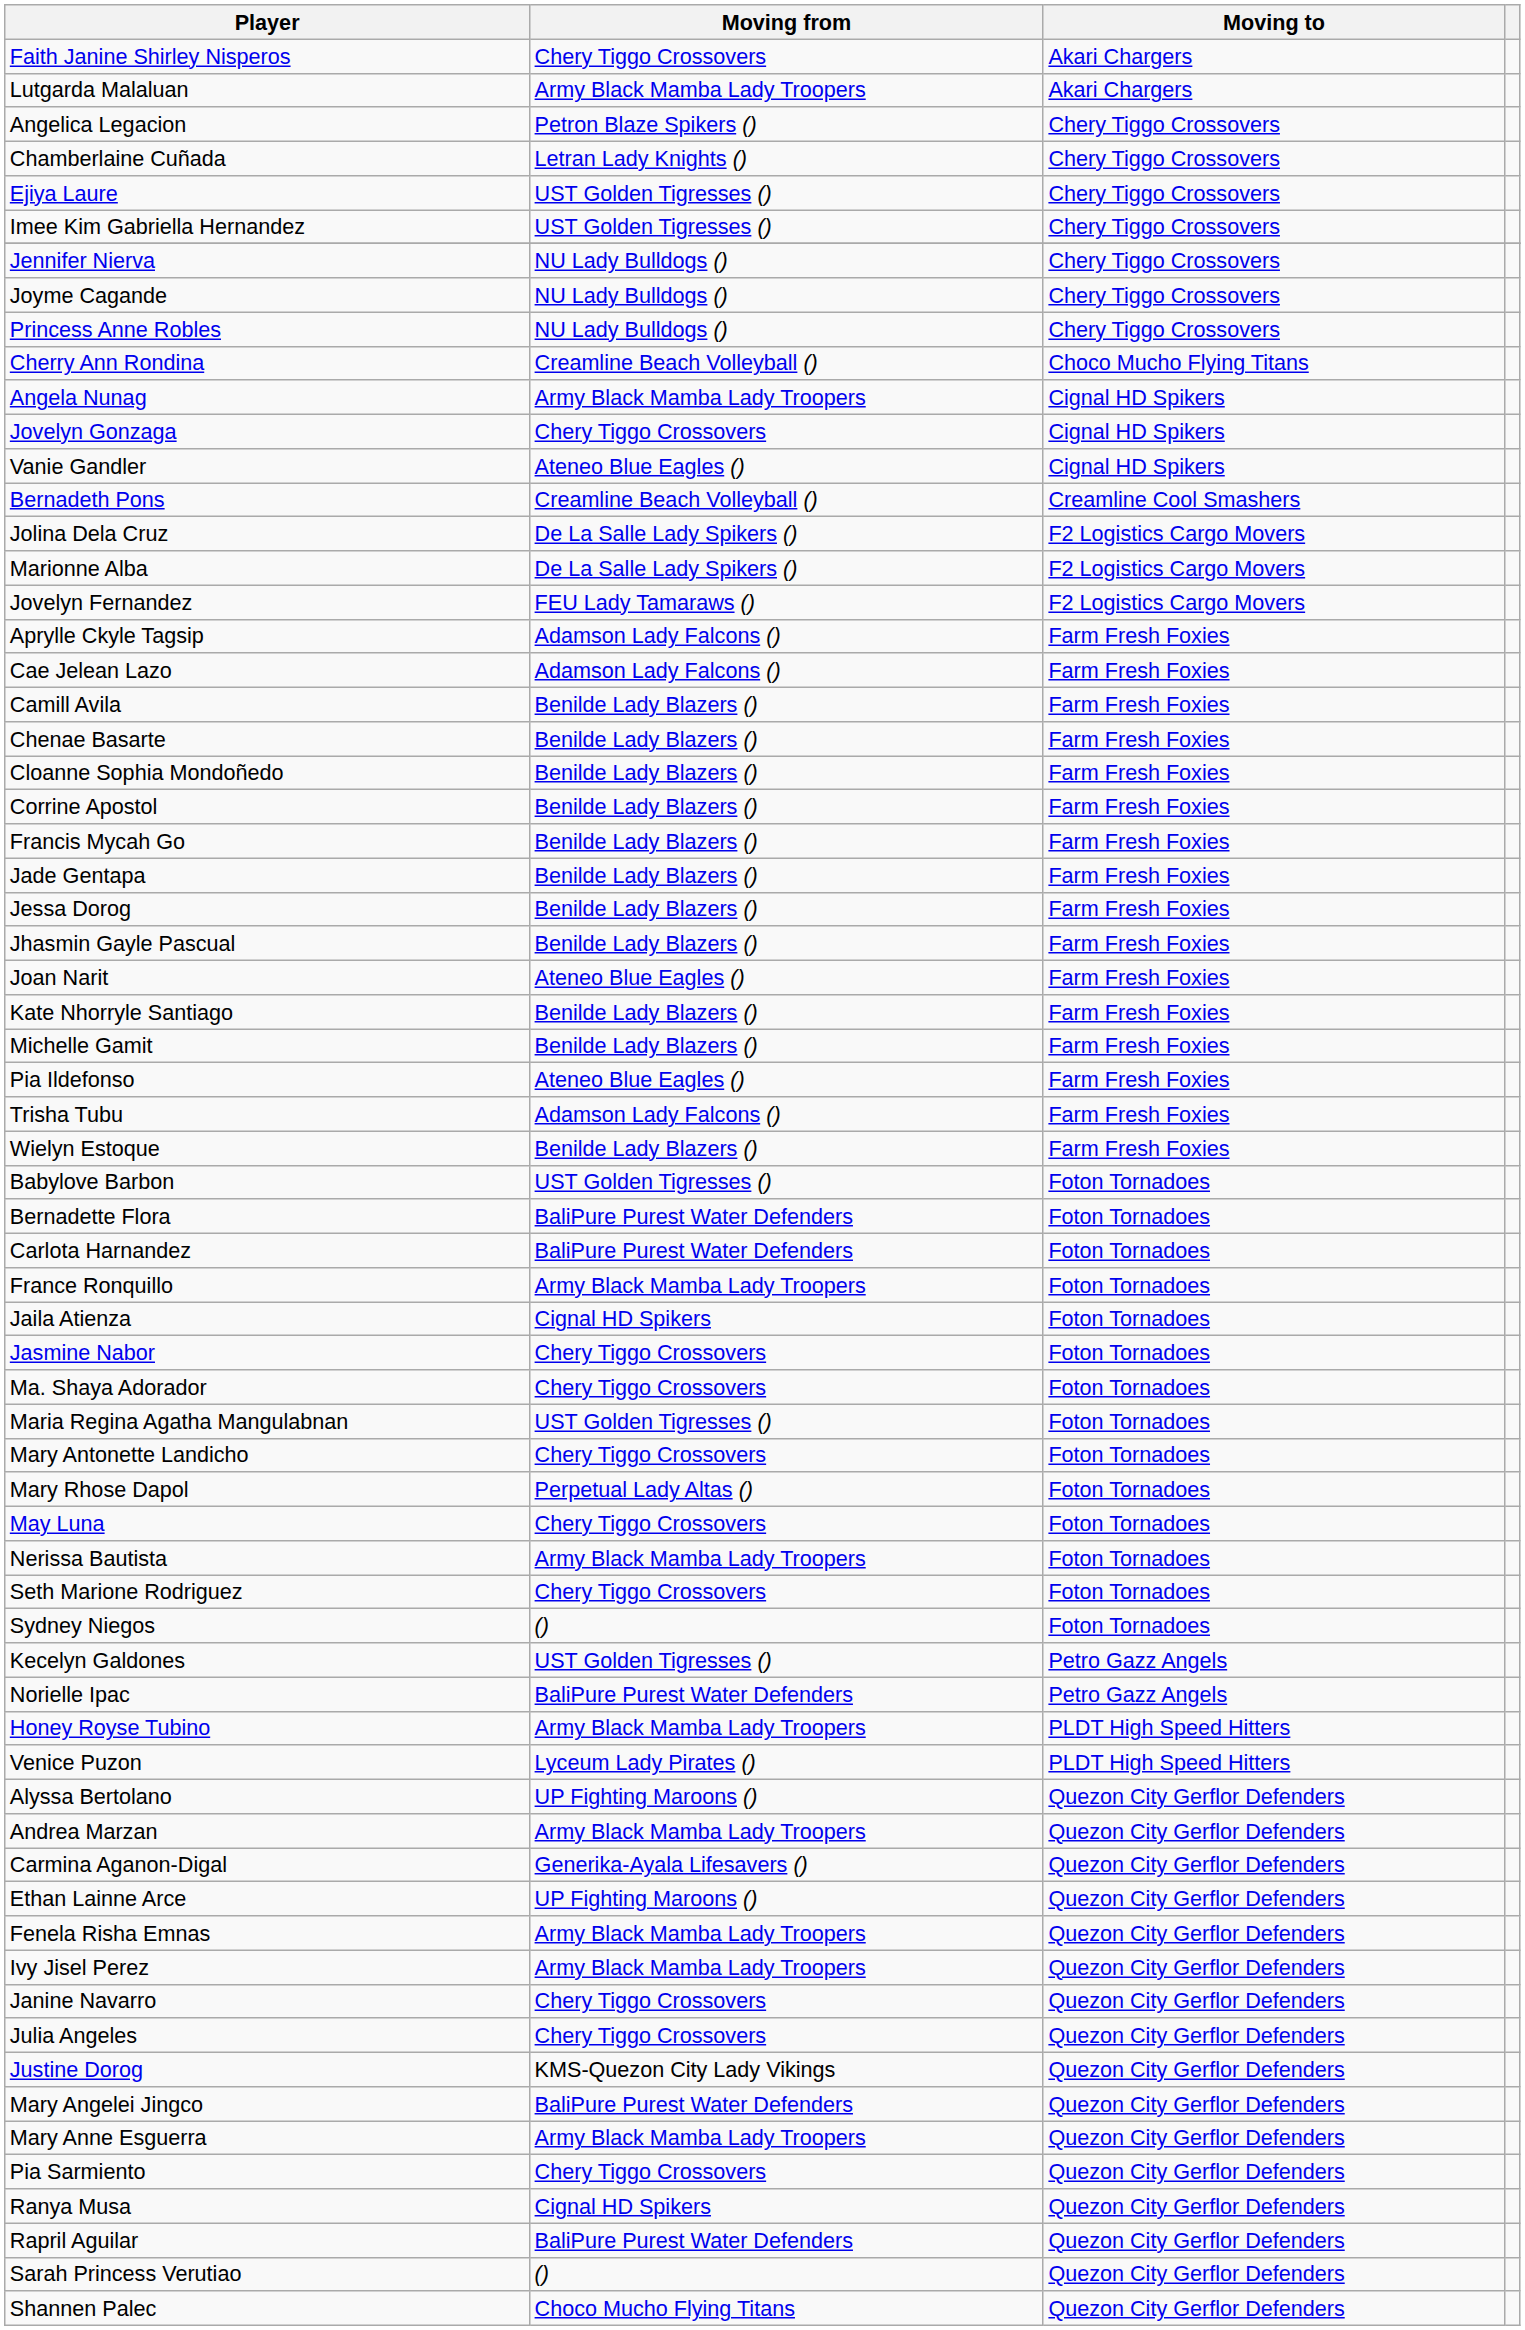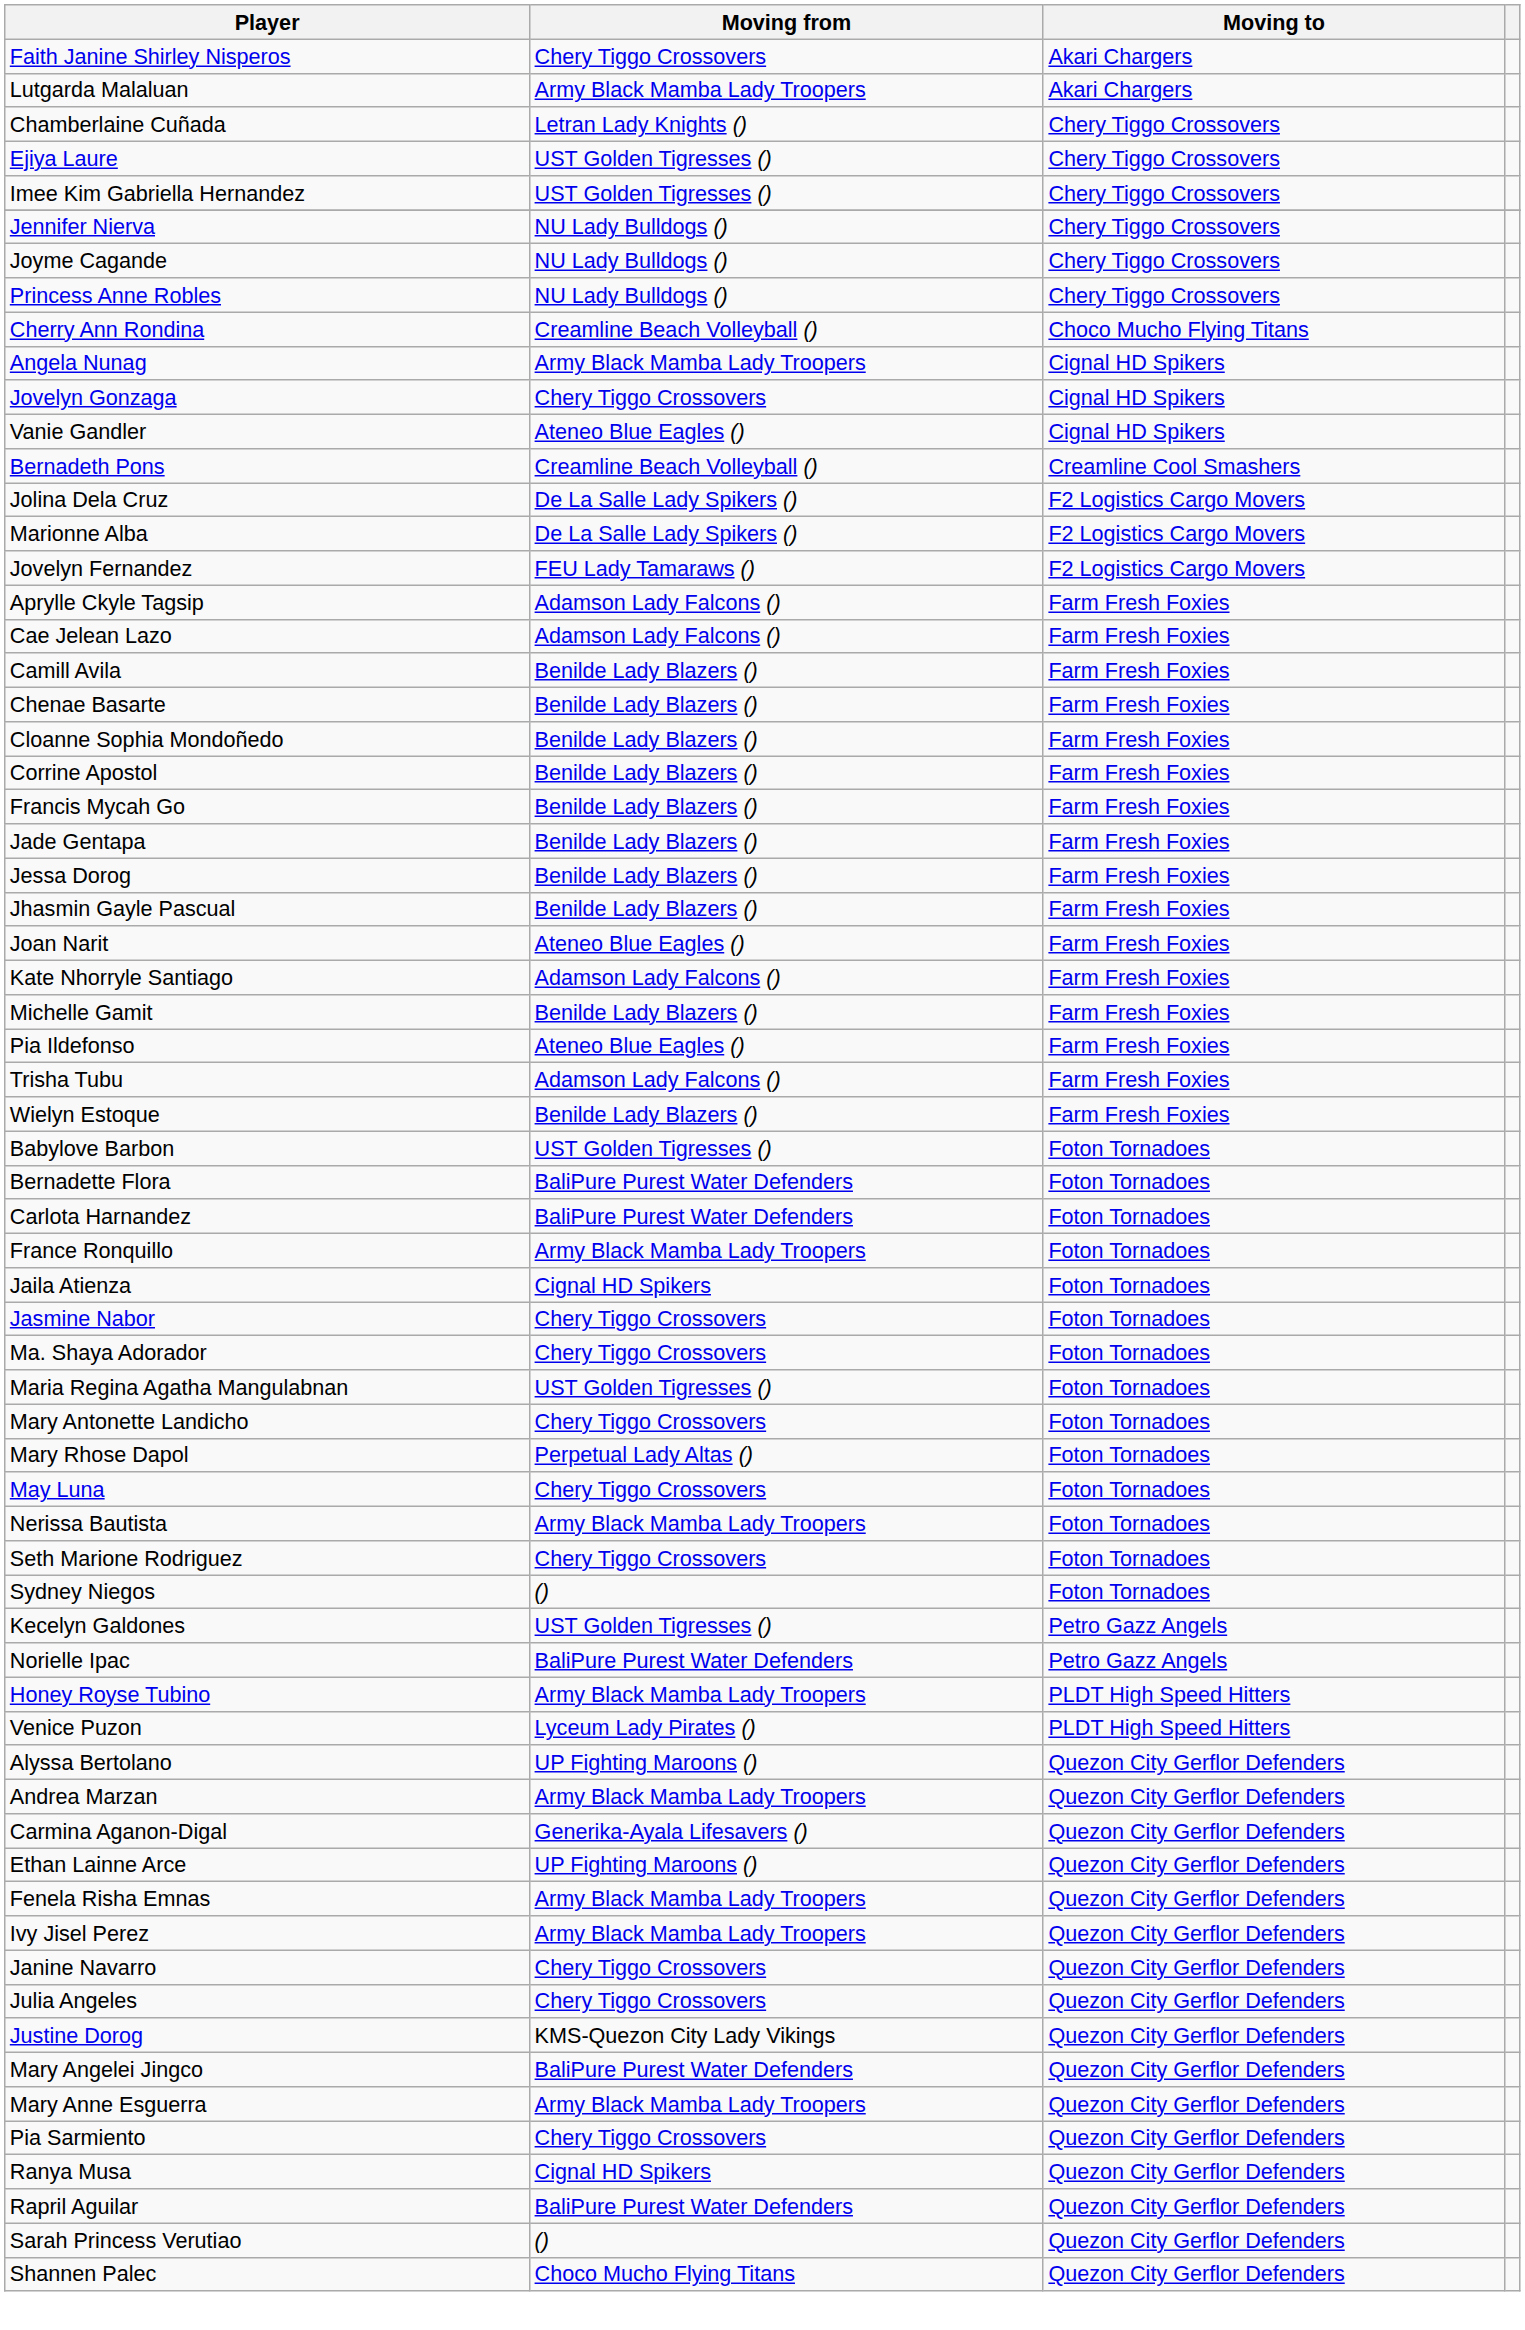- row: (98, 125)
(646, 1012) Benilde Lady Blazers () -> (658, 978) Adamson Lady Falcons ()
